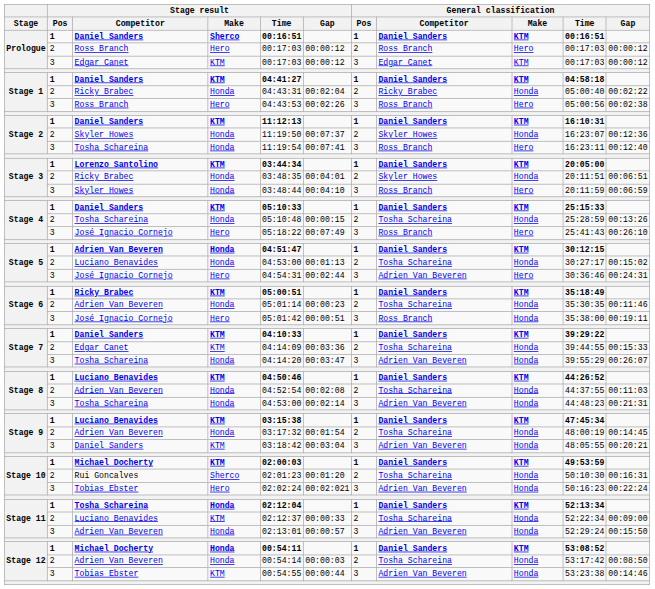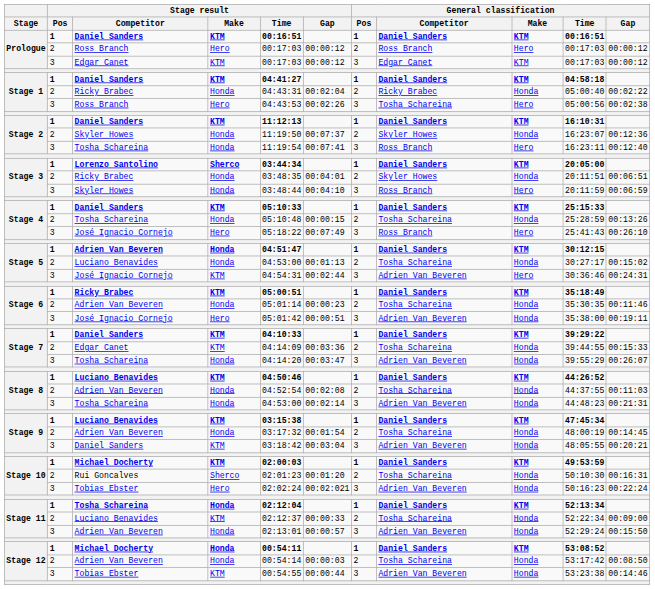(225, 37) Sherco -> (217, 37) KTM
(405, 105) Ross Branch -> (415, 105) Tosha Schareina
(217, 165) KTM -> (225, 165) Sherco
(220, 276) Hero -> (217, 276) KTM
(405, 318) Ross Branch -> (423, 318) Adrien Van Beveren
